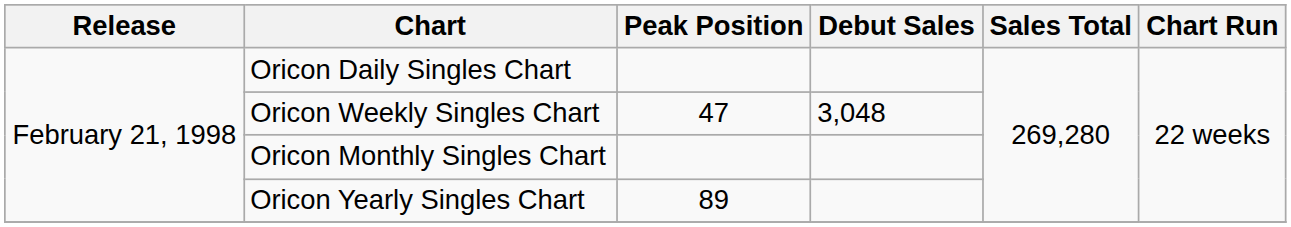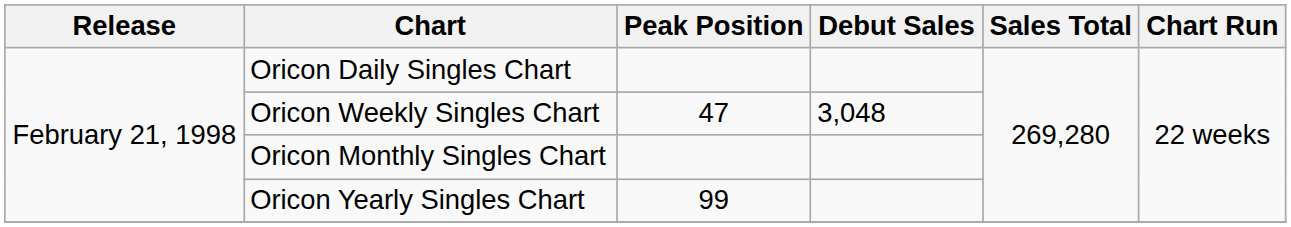(714, 199) 89 -> (714, 199) 99
